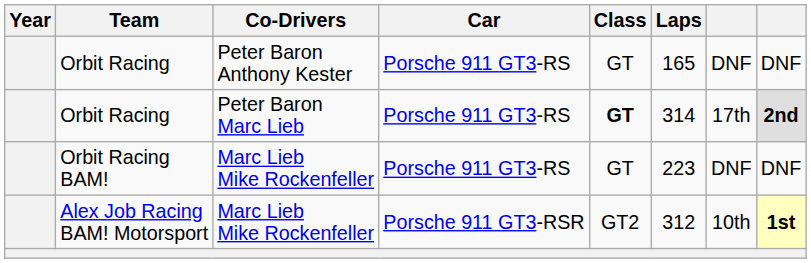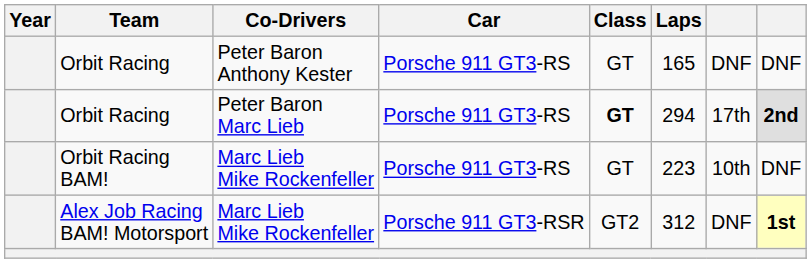(679, 116) 314 -> (679, 116) 294
(731, 169) DNF -> (731, 169) 10th
(731, 222) 10th -> (731, 222) DNF
